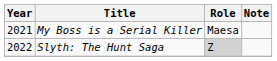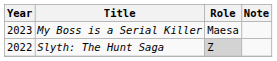(20, 30) 2021 -> (20, 30) 2023
